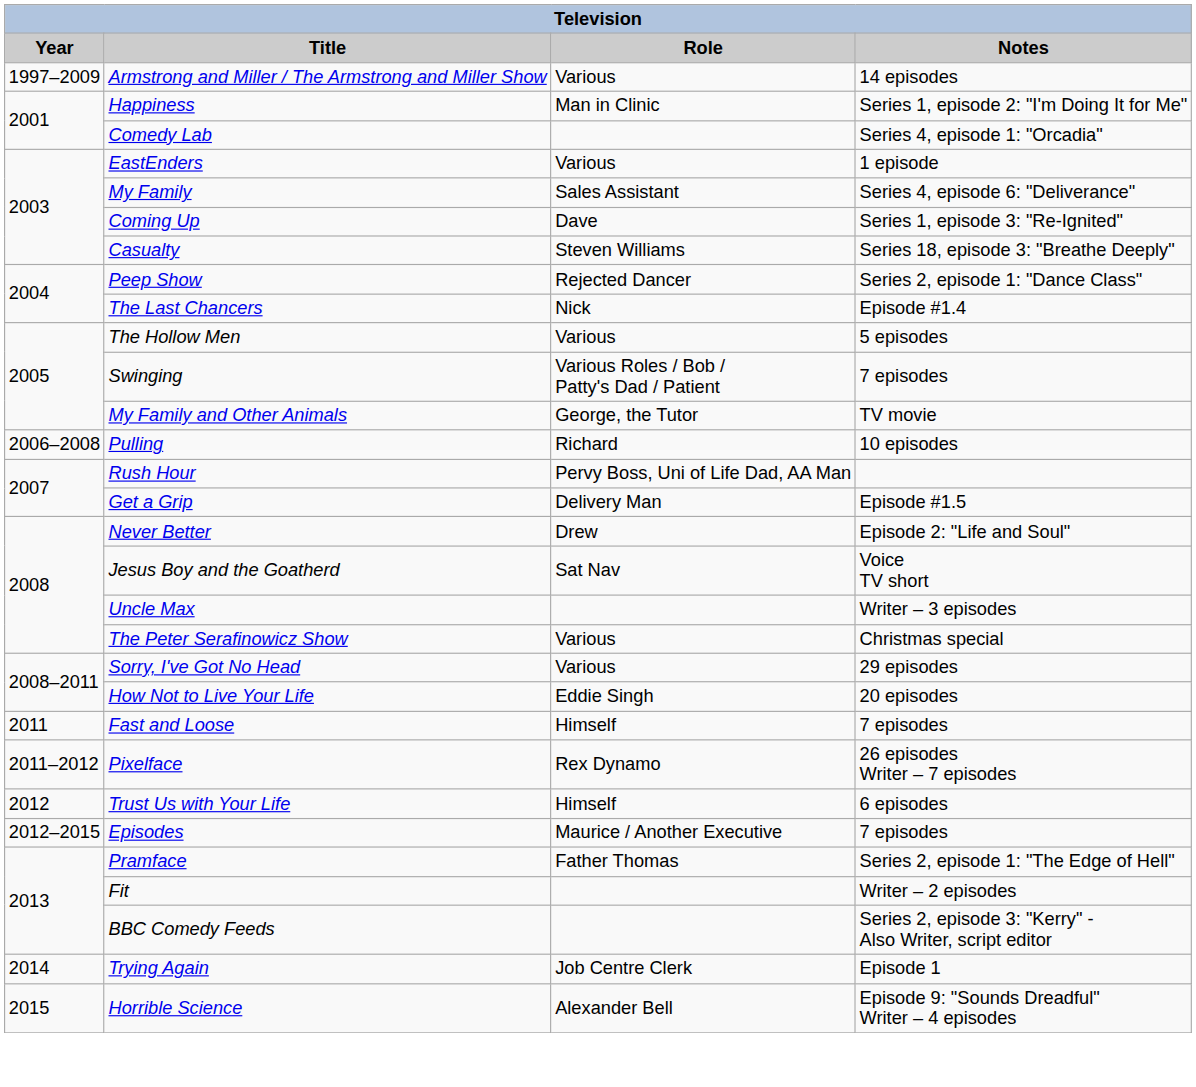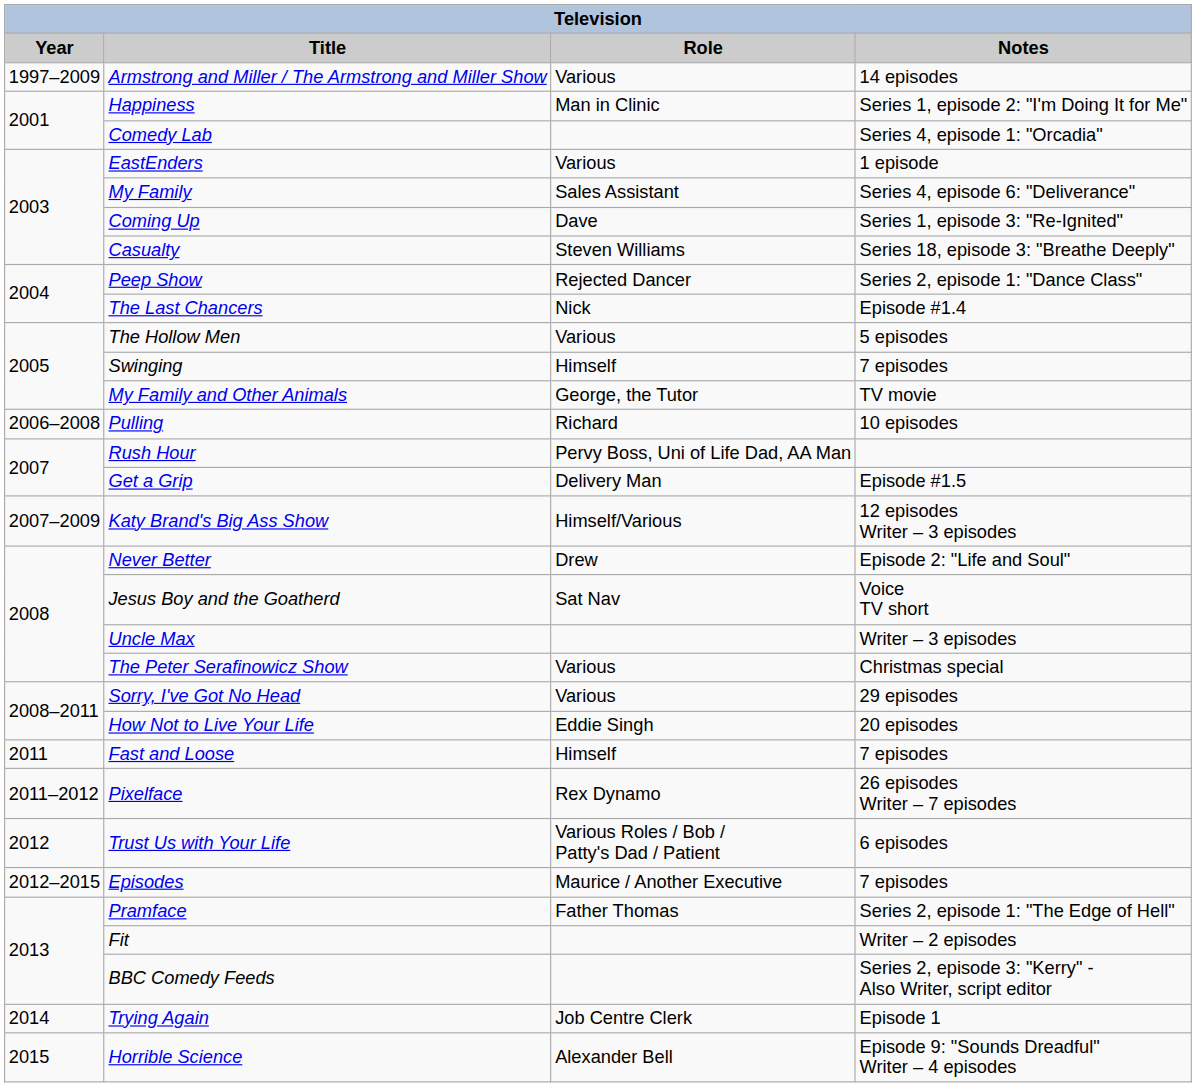(640, 376) Various Roles / Bob / Patty's Dad / Patient -> (586, 366) Himself
+ row: (218, 520)
(586, 803) Himself -> (640, 842) Various Roles / Bob / Patty's Dad / Patient
